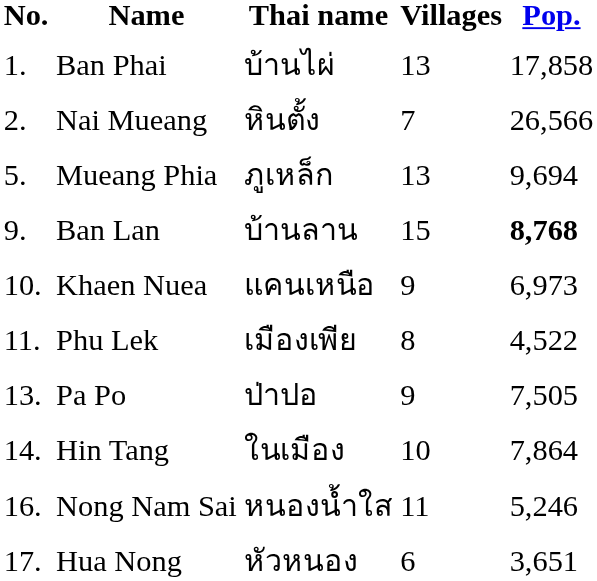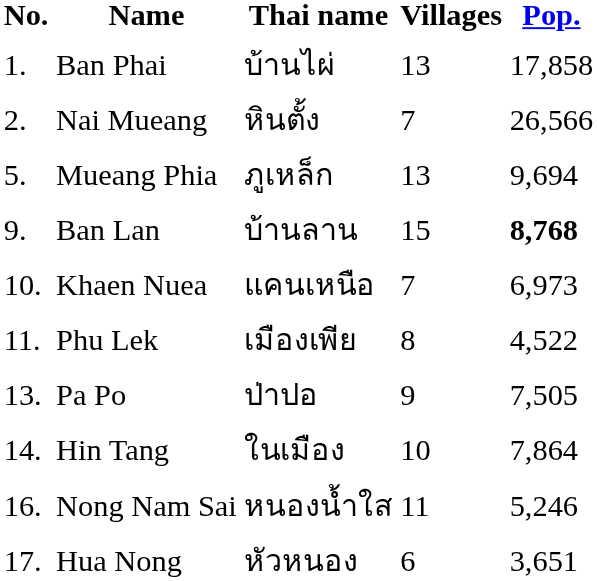(408, 284) 9 -> (408, 284) 7
